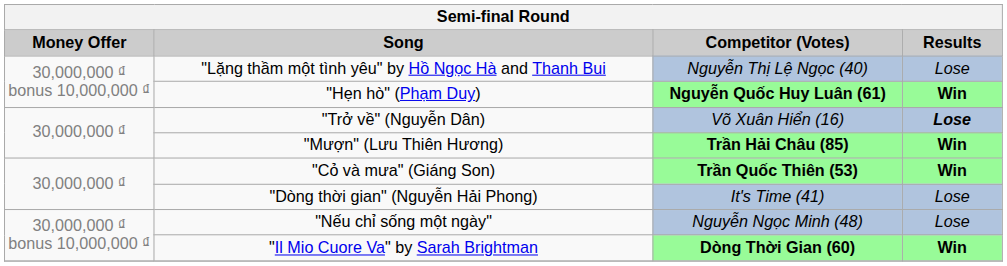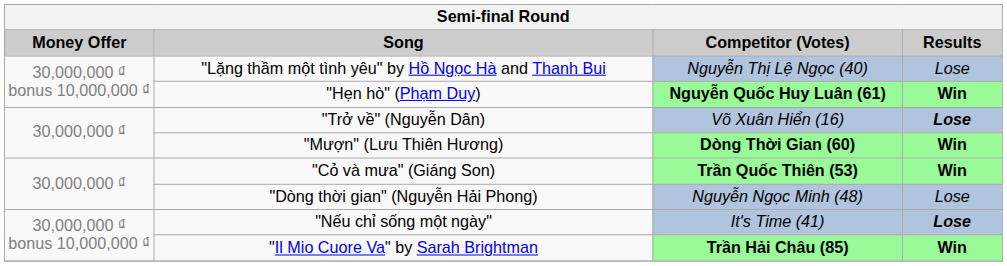(778, 145) Trần Hải Châu (85) -> (778, 145) Dòng Thời Gian (60)
(778, 196) It's Time (41) -> (778, 196) Nguyễn Ngọc Minh (48)
(778, 222) Nguyễn Ngọc Minh (48) -> (778, 222) It's Time (41)
(952, 222) normal -> (952, 222) bold
(778, 247) Dòng Thời Gian (60) -> (778, 247) Trần Hải Châu (85)
